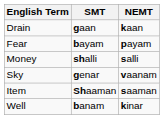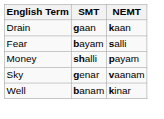(136, 43) payam -> (118, 43) salli
(130, 59) salli -> (124, 59) payam
- row: (16, 91)
